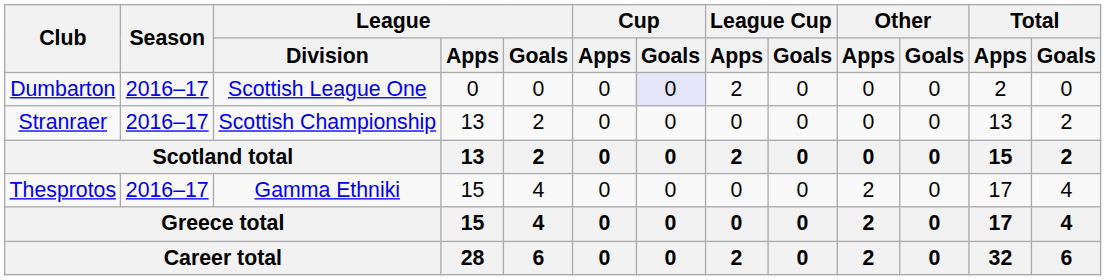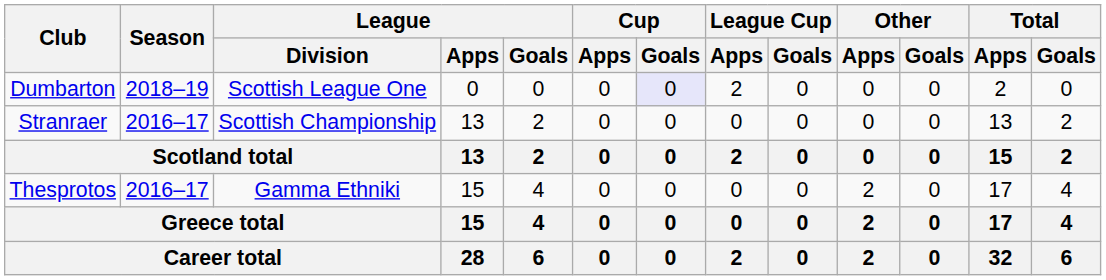(167, 88) 2016–17 -> (167, 88) 2018–19
